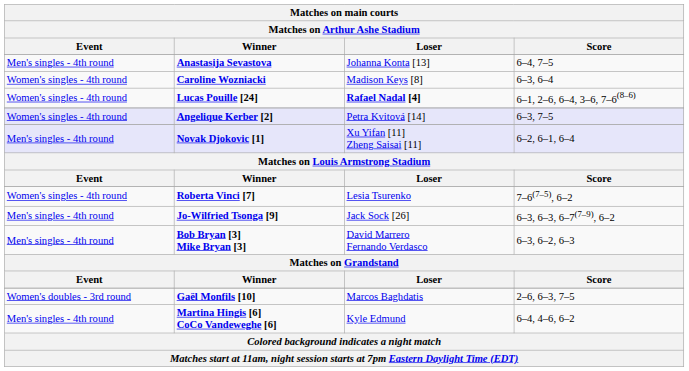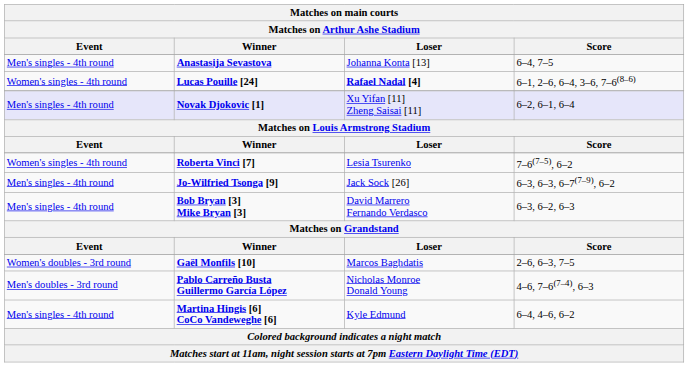- row: (221, 79)
- row: (225, 116)
+ row: (232, 285)
